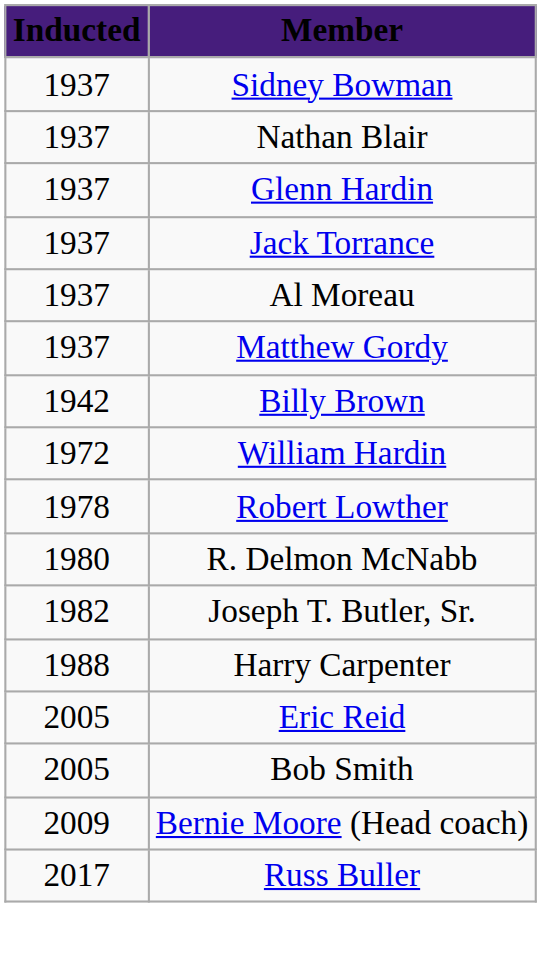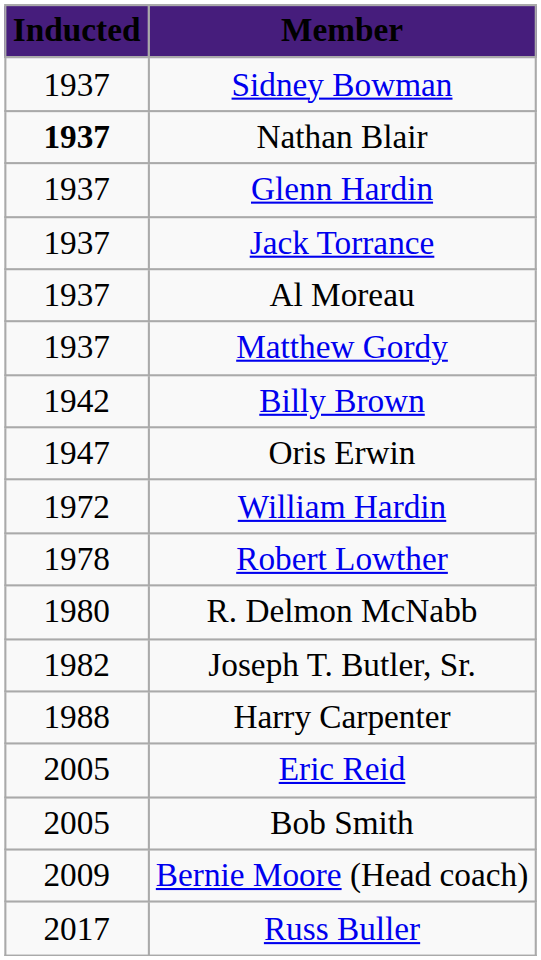(77, 136) normal -> (77, 136) bold
+ row: (342, 453)
